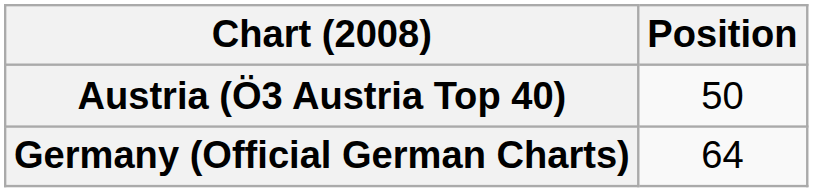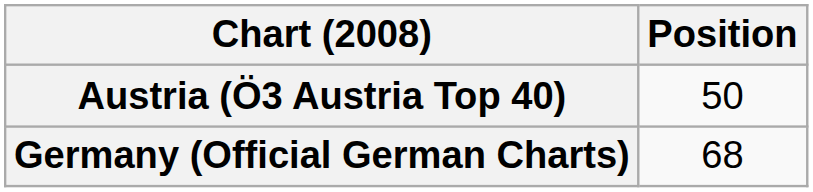(722, 155) 64 -> (722, 155) 68
